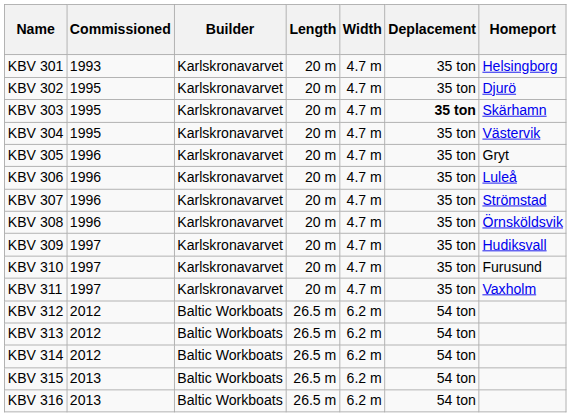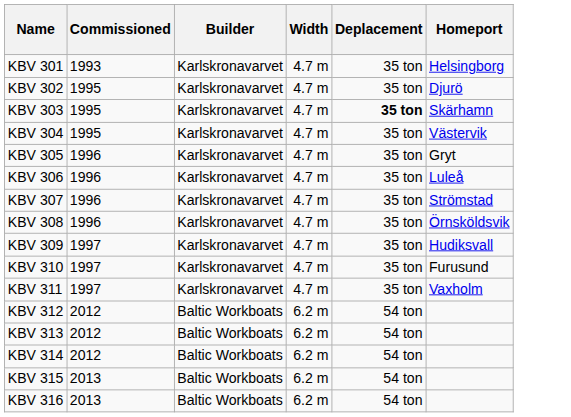- column: (313, 29)
